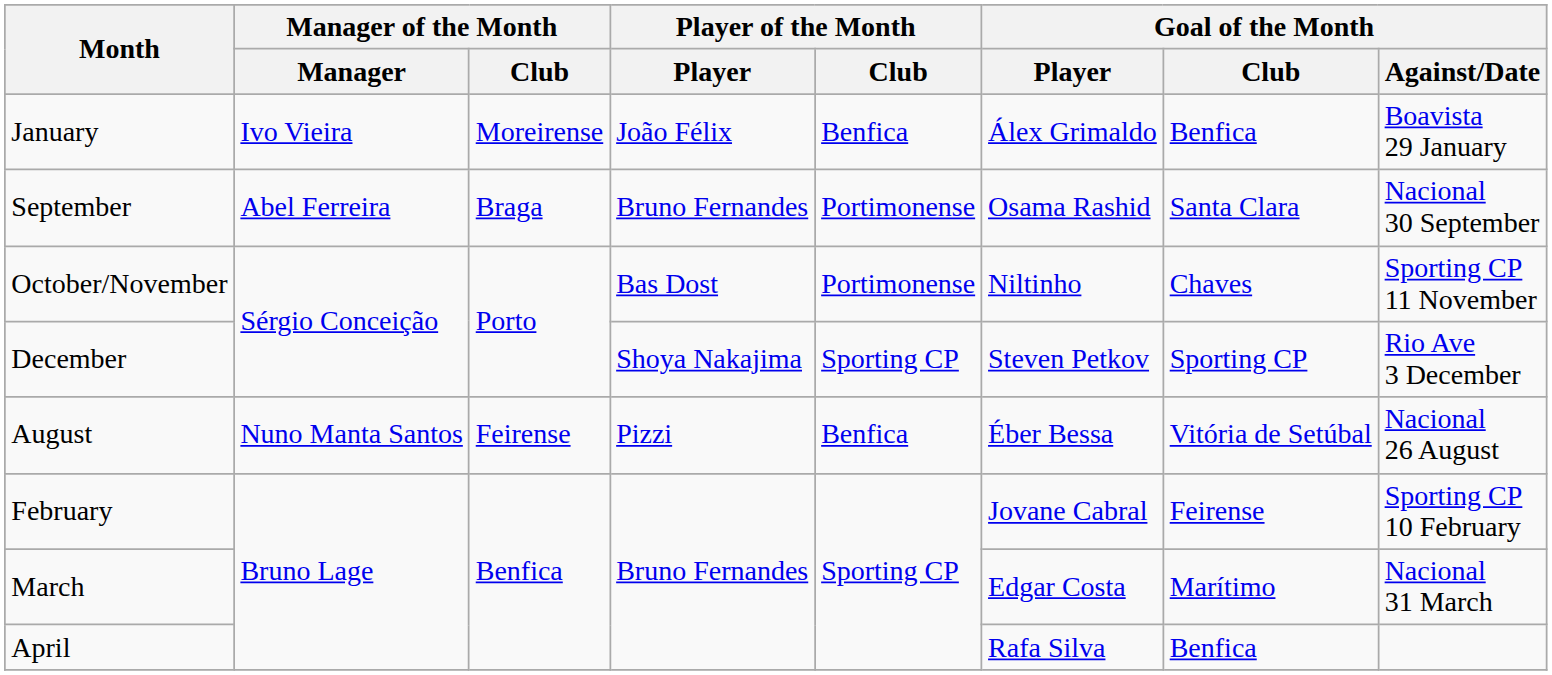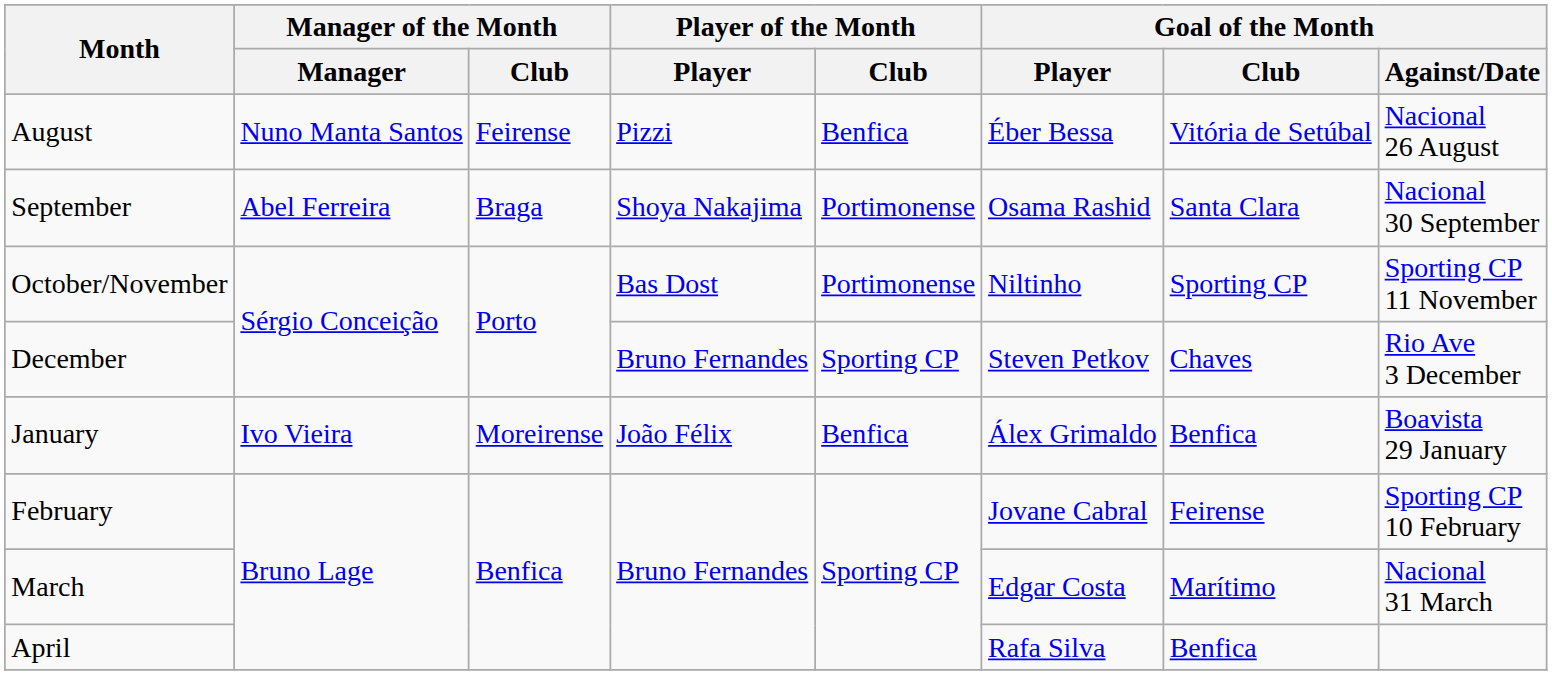rows swapped: (52, 434) <-> (55, 131)
(712, 207) Bruno Fernandes -> (709, 207) Shoya Nakajima
(1211, 283) Chaves -> (1239, 283) Sporting CP
(709, 358) Shoya Nakajima -> (712, 358) Bruno Fernandes
(1239, 358) Sporting CP -> (1211, 358) Chaves
